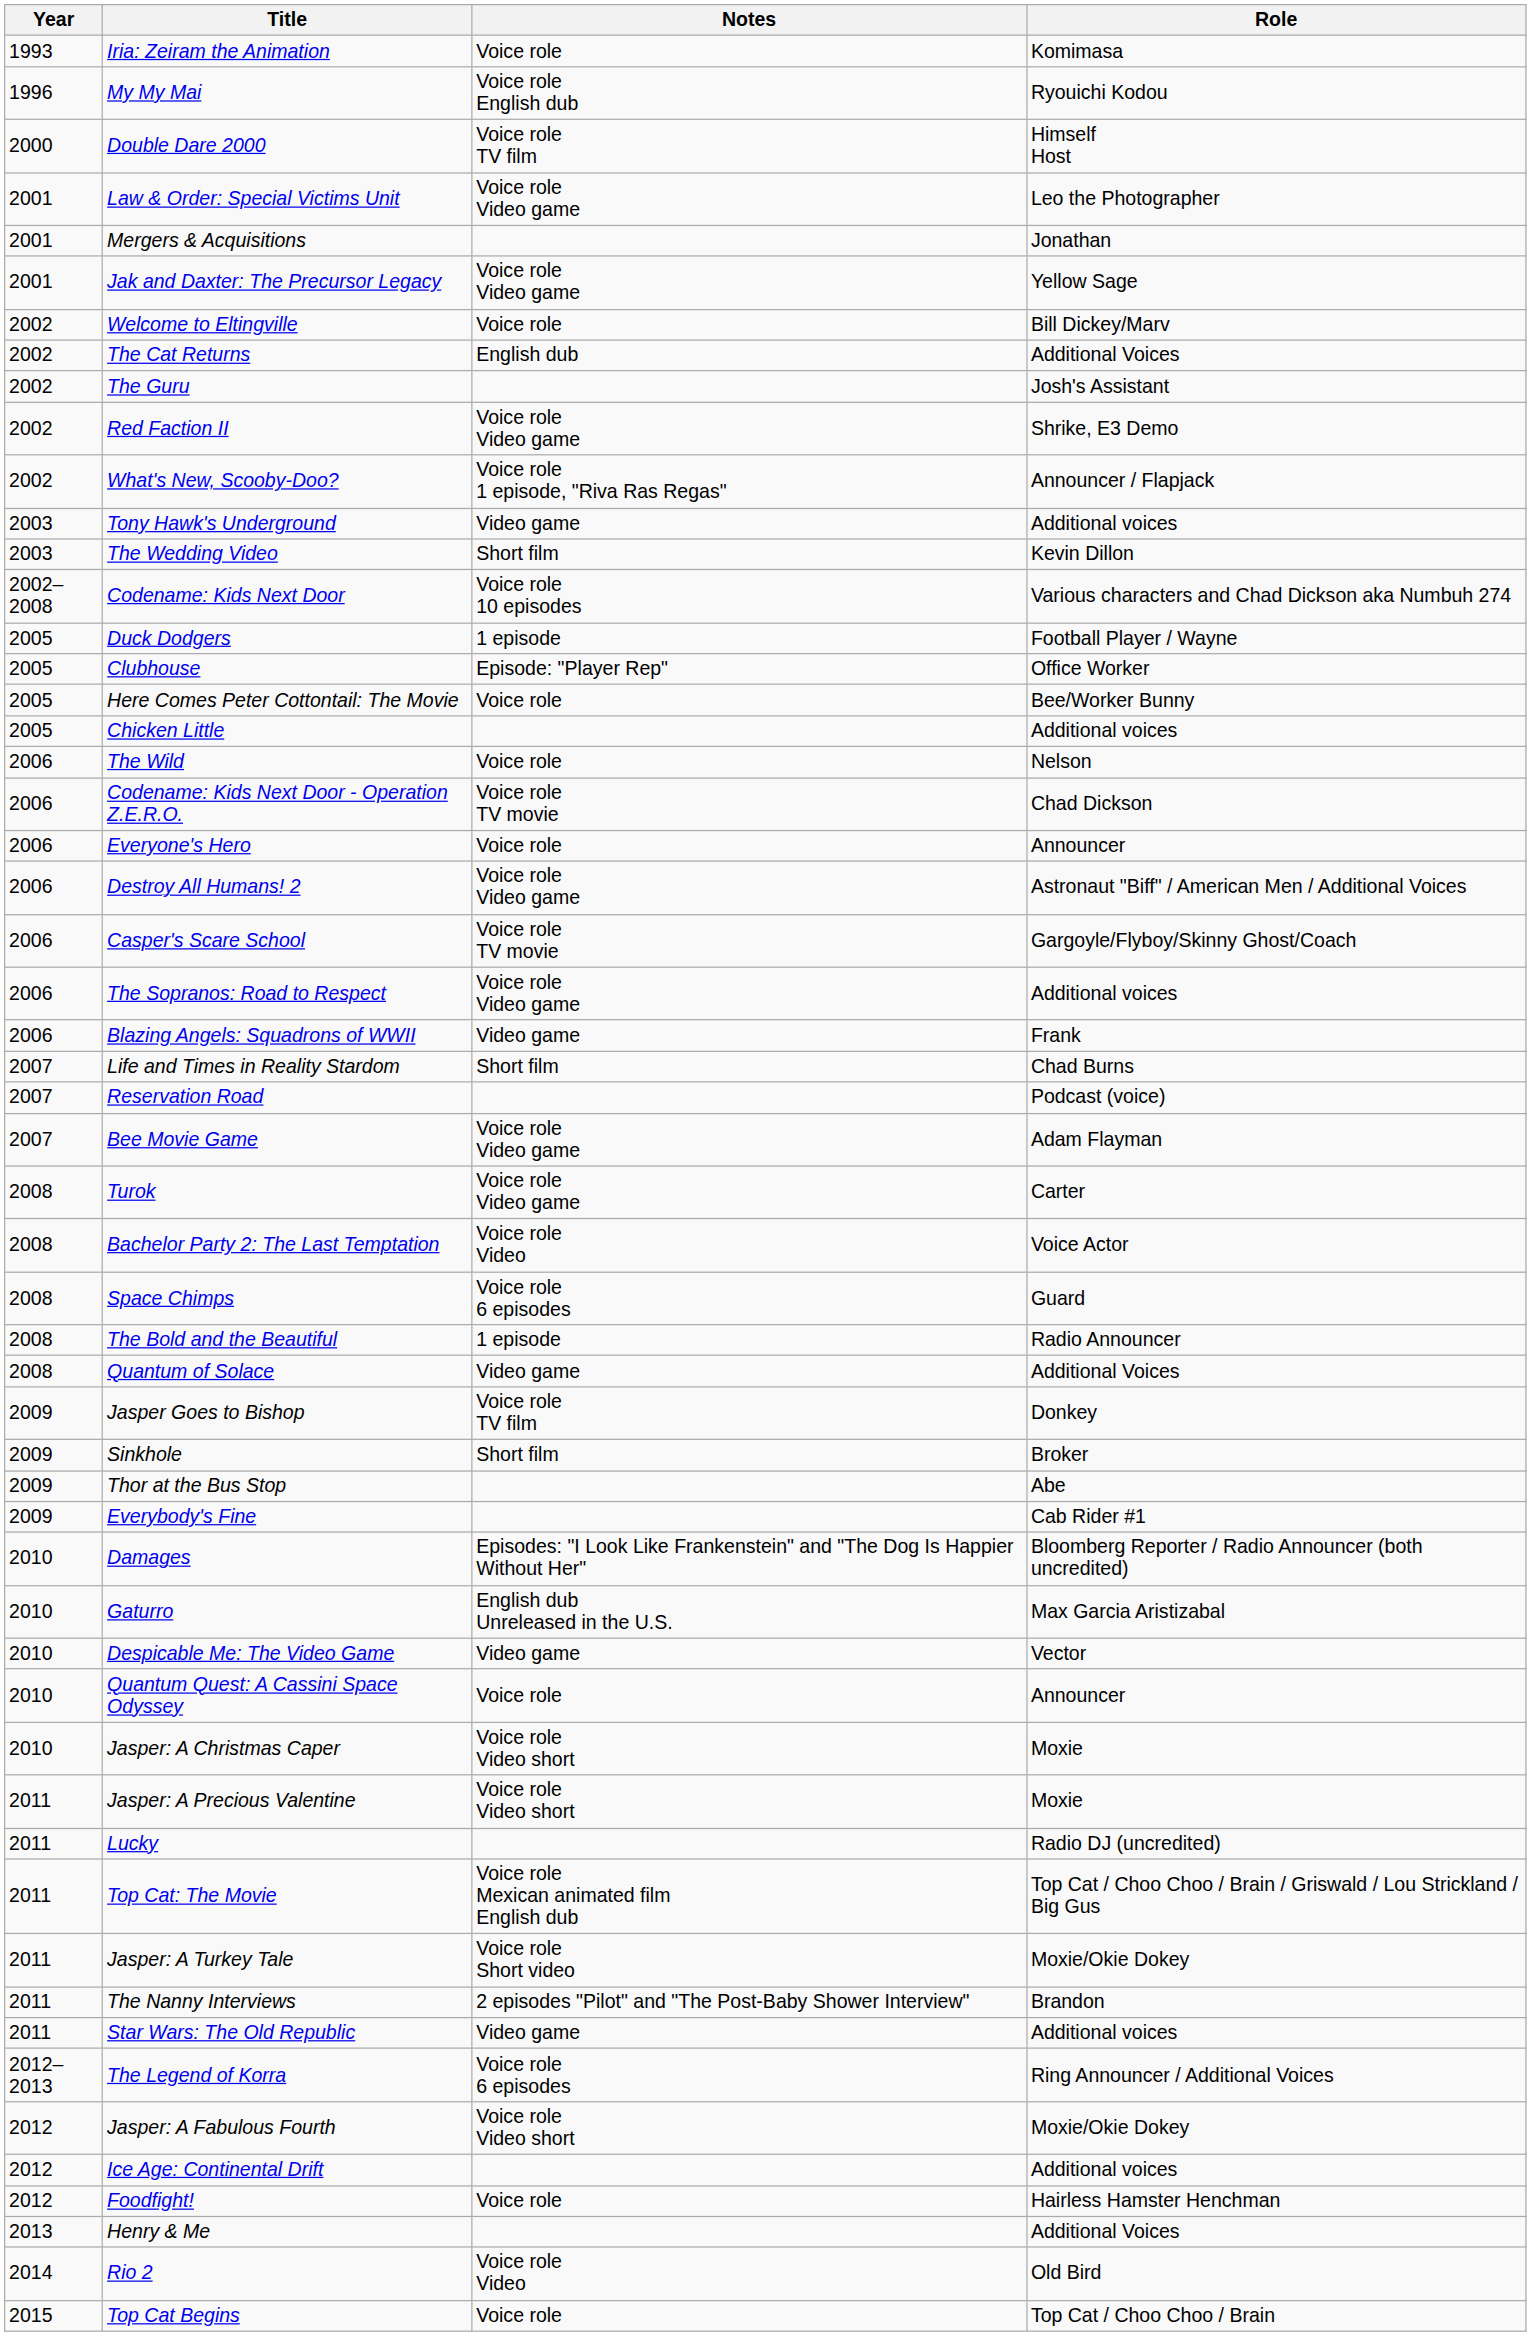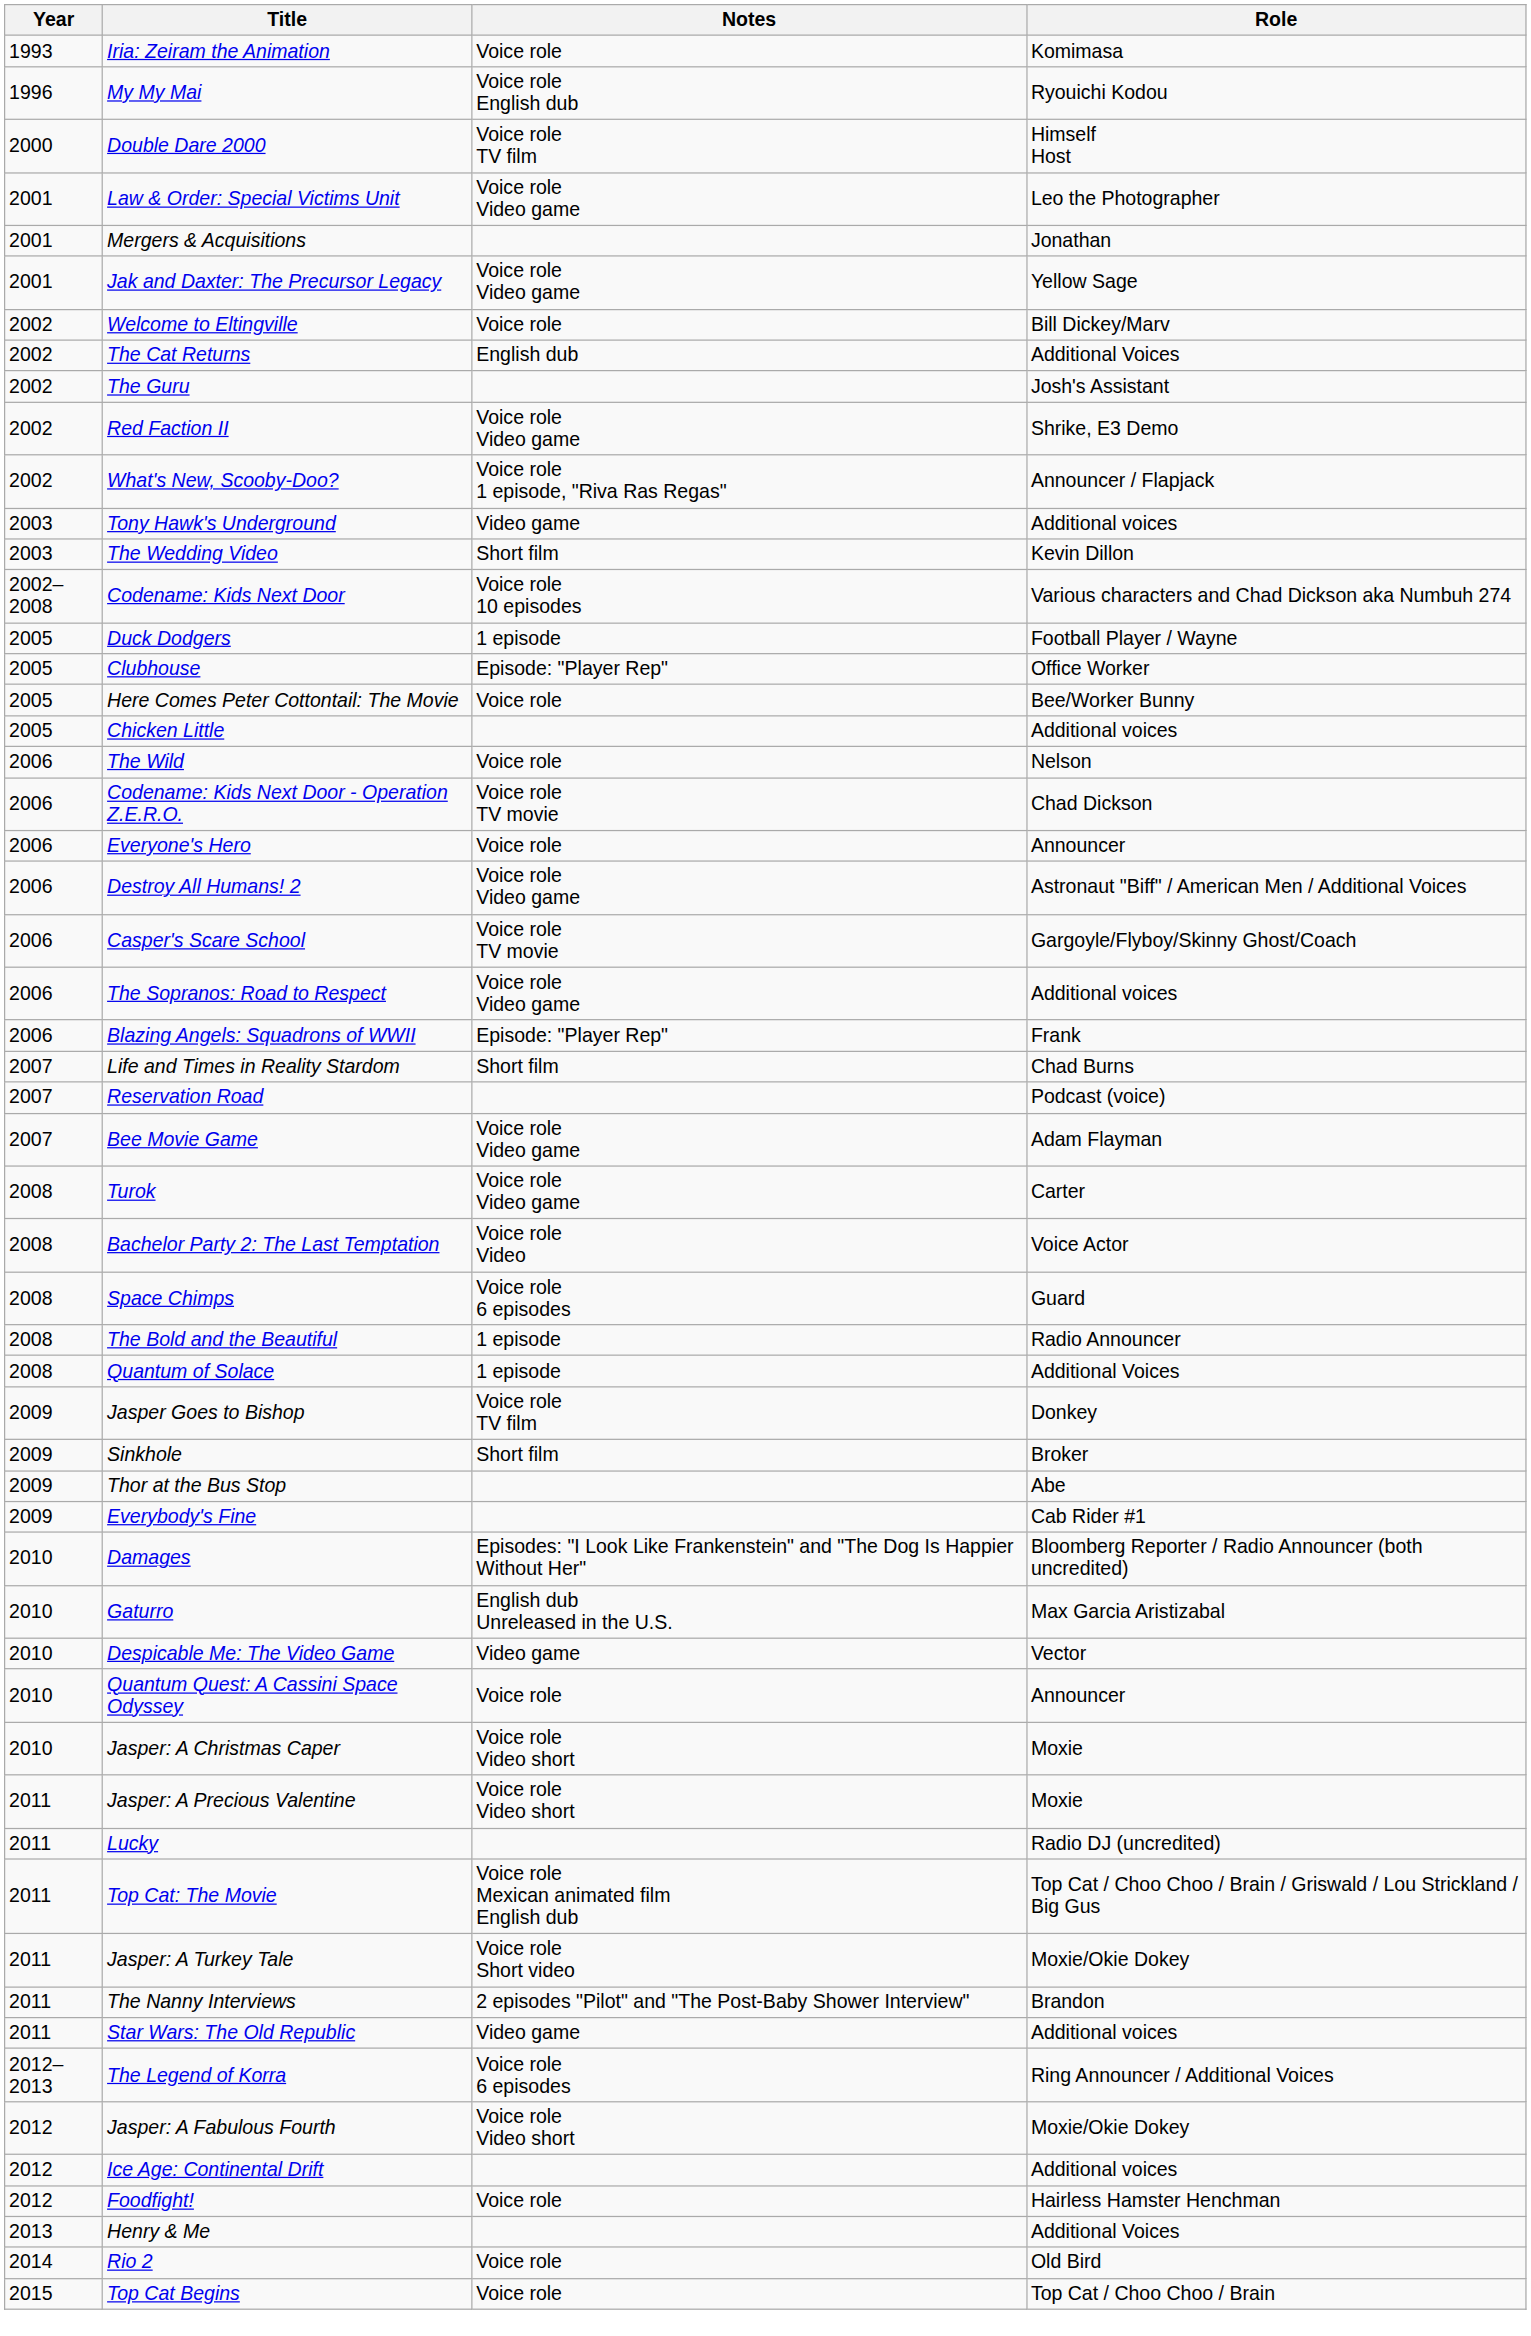(528, 1035) Video game -> (572, 1035) Episode: "Player Rep"
(528, 1370) Video game -> (519, 1370) 1 episode
(519, 2273) Voice role Video -> (519, 2262) Voice role
